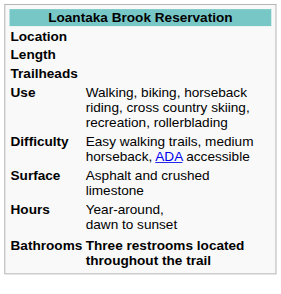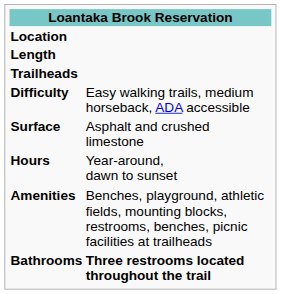- row: (23, 92)
+ row: (43, 196)
